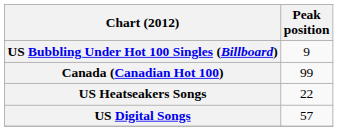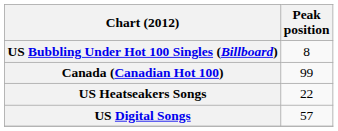(307, 51) 9 -> (307, 51) 8
